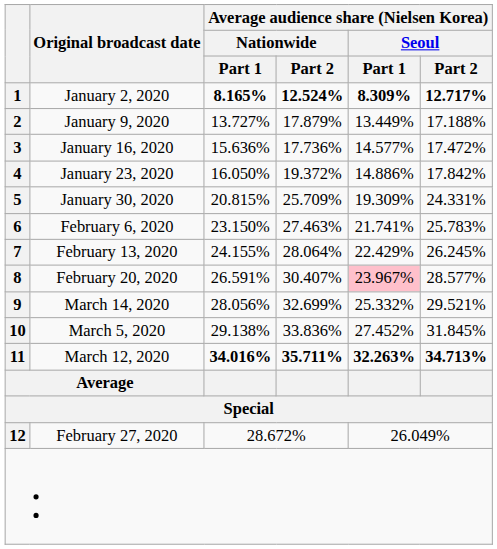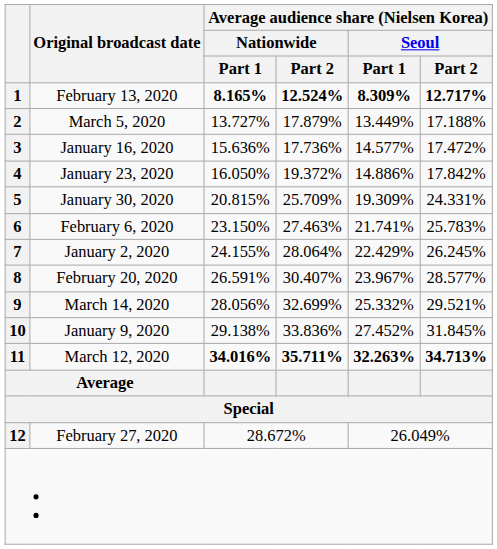(117, 95) January 2, 2020 -> (117, 95) February 13, 2020
(117, 121) January 9, 2020 -> (117, 121) March 5, 2020
(117, 252) February 13, 2020 -> (117, 252) January 2, 2020
(384, 278) pink background -> (384, 278) no background
(117, 330) March 5, 2020 -> (117, 330) January 9, 2020
